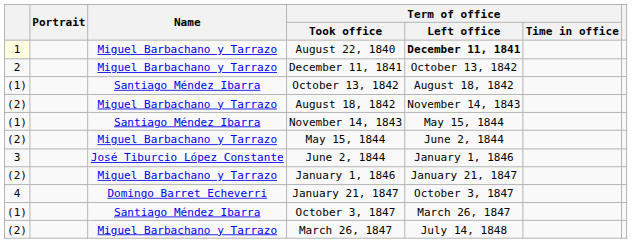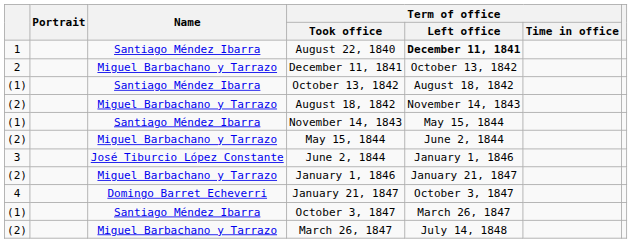(17, 49) lightyellow background -> (17, 49) no background
(187, 49) Miguel Barbachano y Tarrazo -> (187, 49) Santiago Méndez Ibarra
